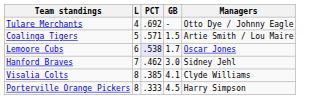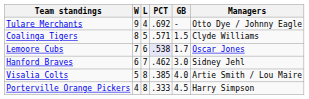+ column: (136, 11)
(239, 37) Artie Smith / Lou Maire -> (226, 37) Clyde Williams
(173, 75) 4.1 -> (181, 75) 4.0
(217, 75) Clyde Williams -> (247, 75) Artie Smith / Lou Maire
